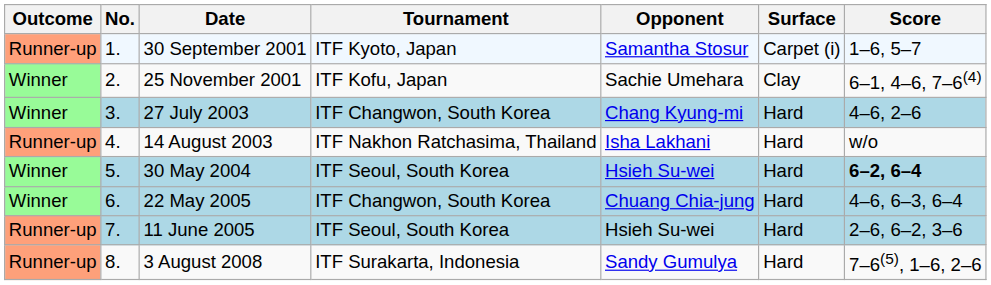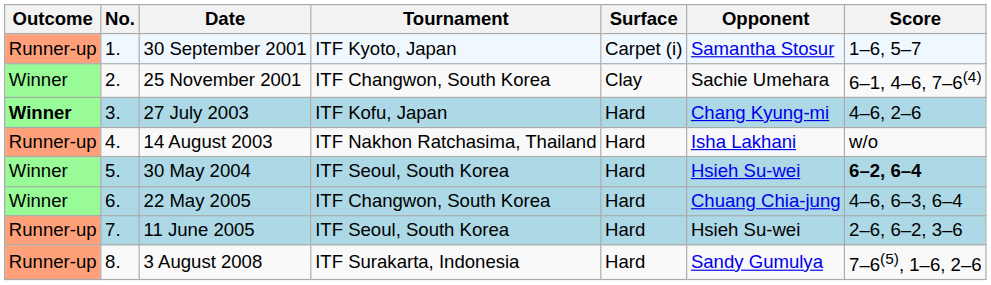columns swapped: (802, 19) <-> (680, 19)
(381, 80) ITF Kofu, Japan -> (433, 80) ITF Changwon, South Korea
(38, 112) normal -> (40, 112) bold
(433, 112) ITF Changwon, South Korea -> (381, 112) ITF Kofu, Japan
